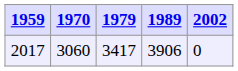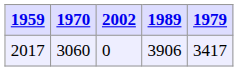columns swapped: (119, 19) <-> (210, 19)
